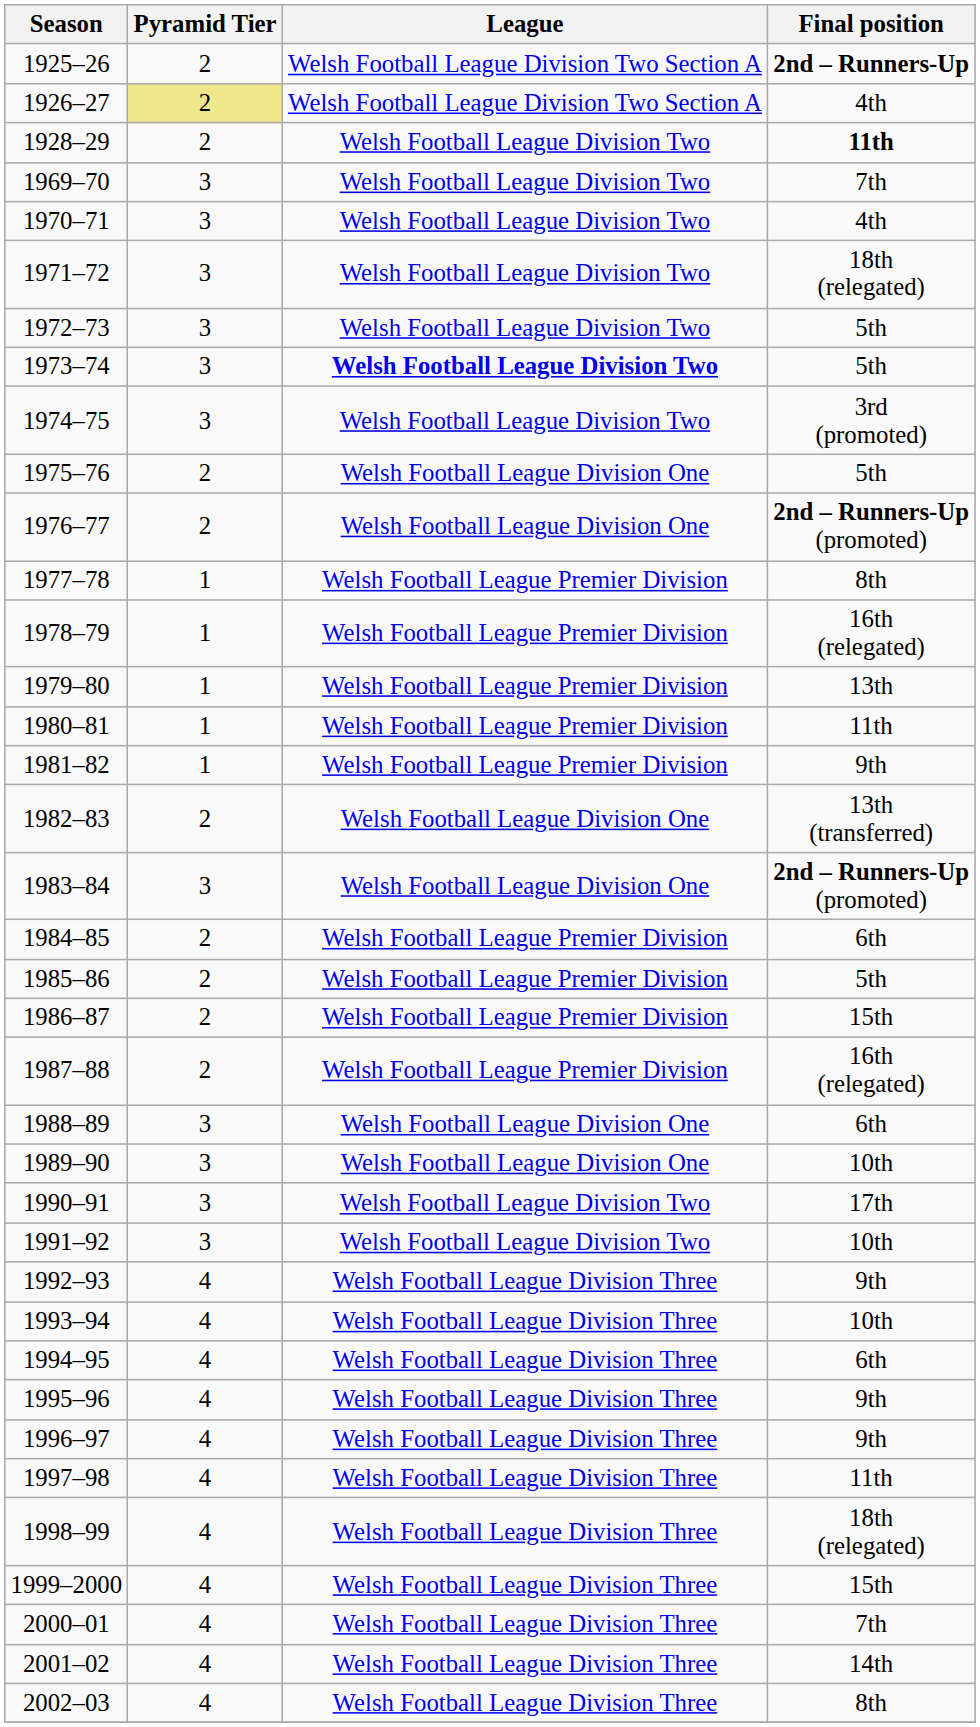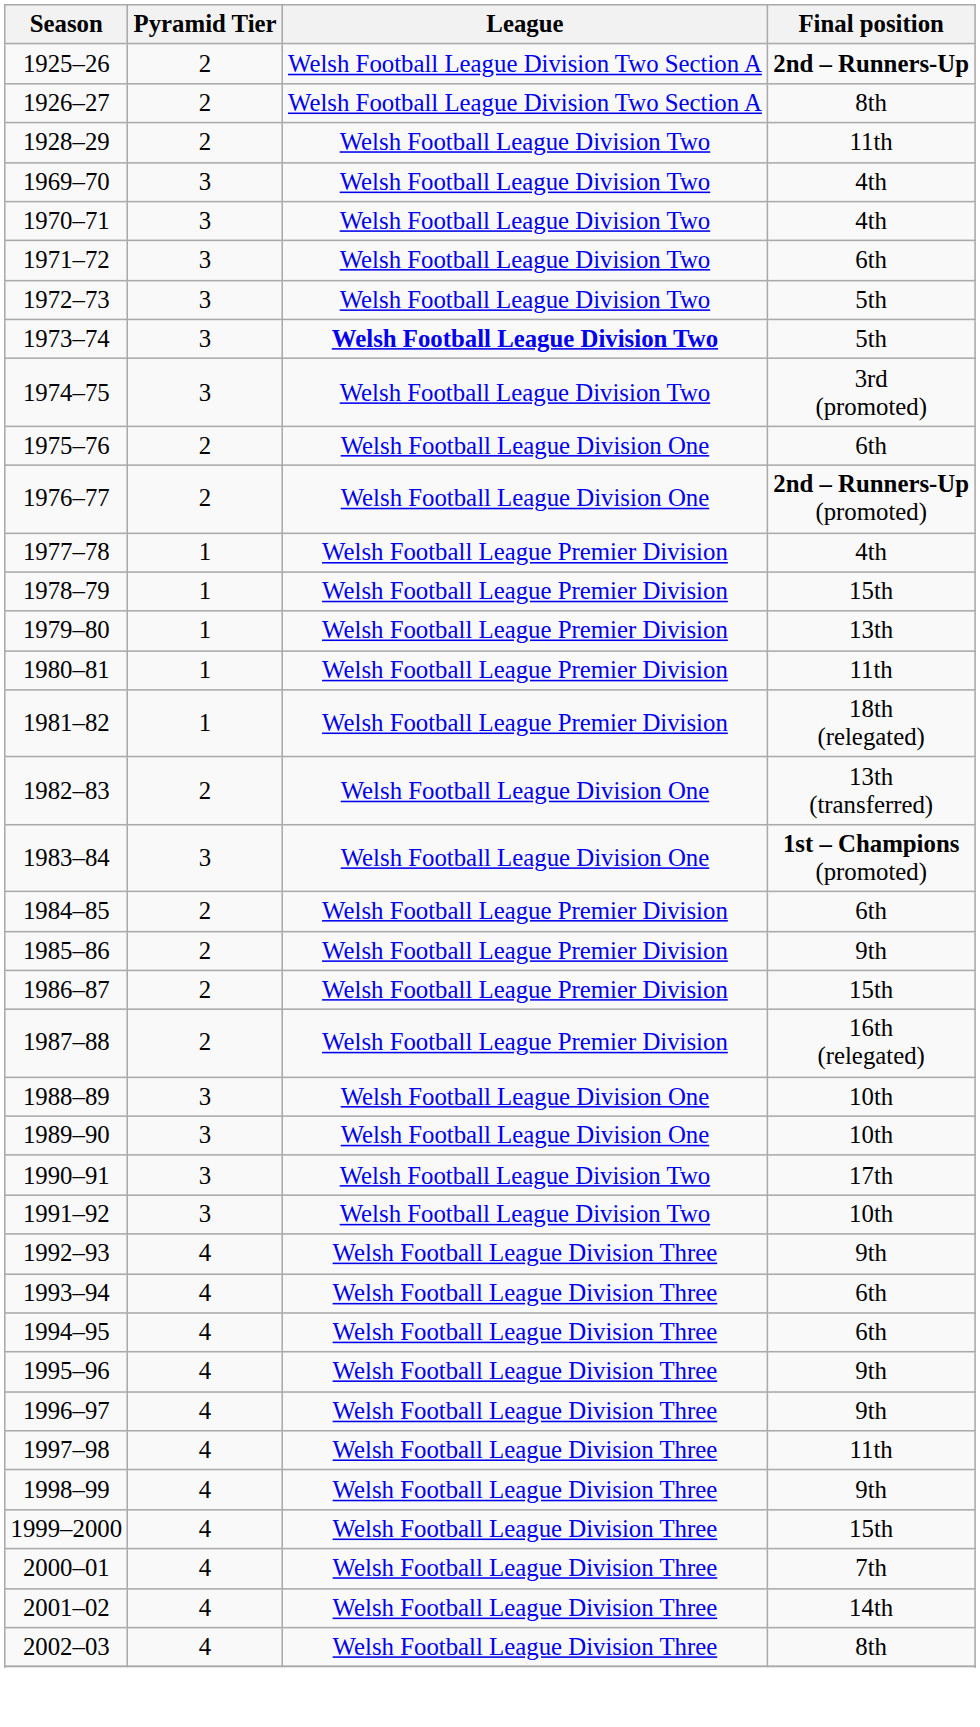(205, 102) khaki background -> (205, 102) no background
(871, 102) 4th -> (871, 102) 8th
(871, 142) bold -> (871, 142) normal
(871, 181) 7th -> (871, 181) 4th
(871, 274) 18th (relegated) -> (871, 260) 6th
(871, 473) 5th -> (871, 445) 6th
(871, 579) 8th -> (871, 551) 4th
(871, 633) 16th (relegated) -> (871, 591) 15th
(871, 765) 9th -> (871, 723) 18th (relegated)
(871, 885) 2nd – Runners-Up (promoted) -> (871, 857) 1st – Champions (promoted)
(871, 978) 5th -> (871, 950) 9th
(871, 1124) 6th -> (871, 1096) 10th
(871, 1320) 10th -> (871, 1292) 6th
(871, 1531) 18th (relegated) -> (871, 1489) 9th
